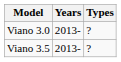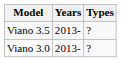rows swapped: (28, 30) <-> (28, 48)
